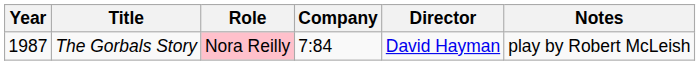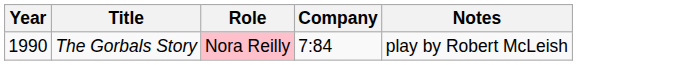- column: (443, 18)
(28, 45) 1987 -> (28, 45) 1990
